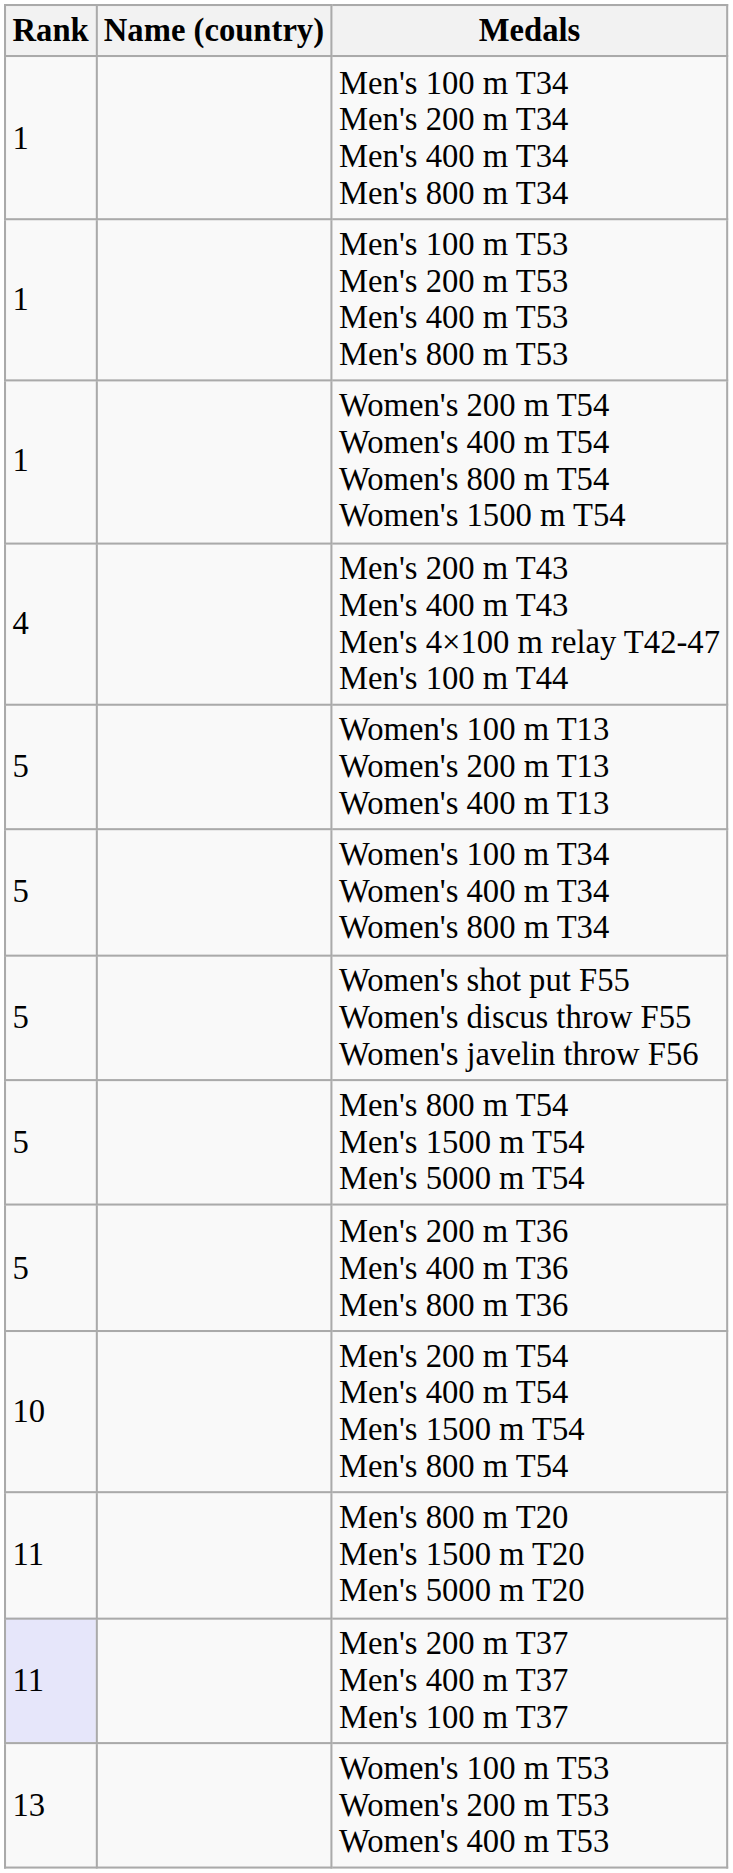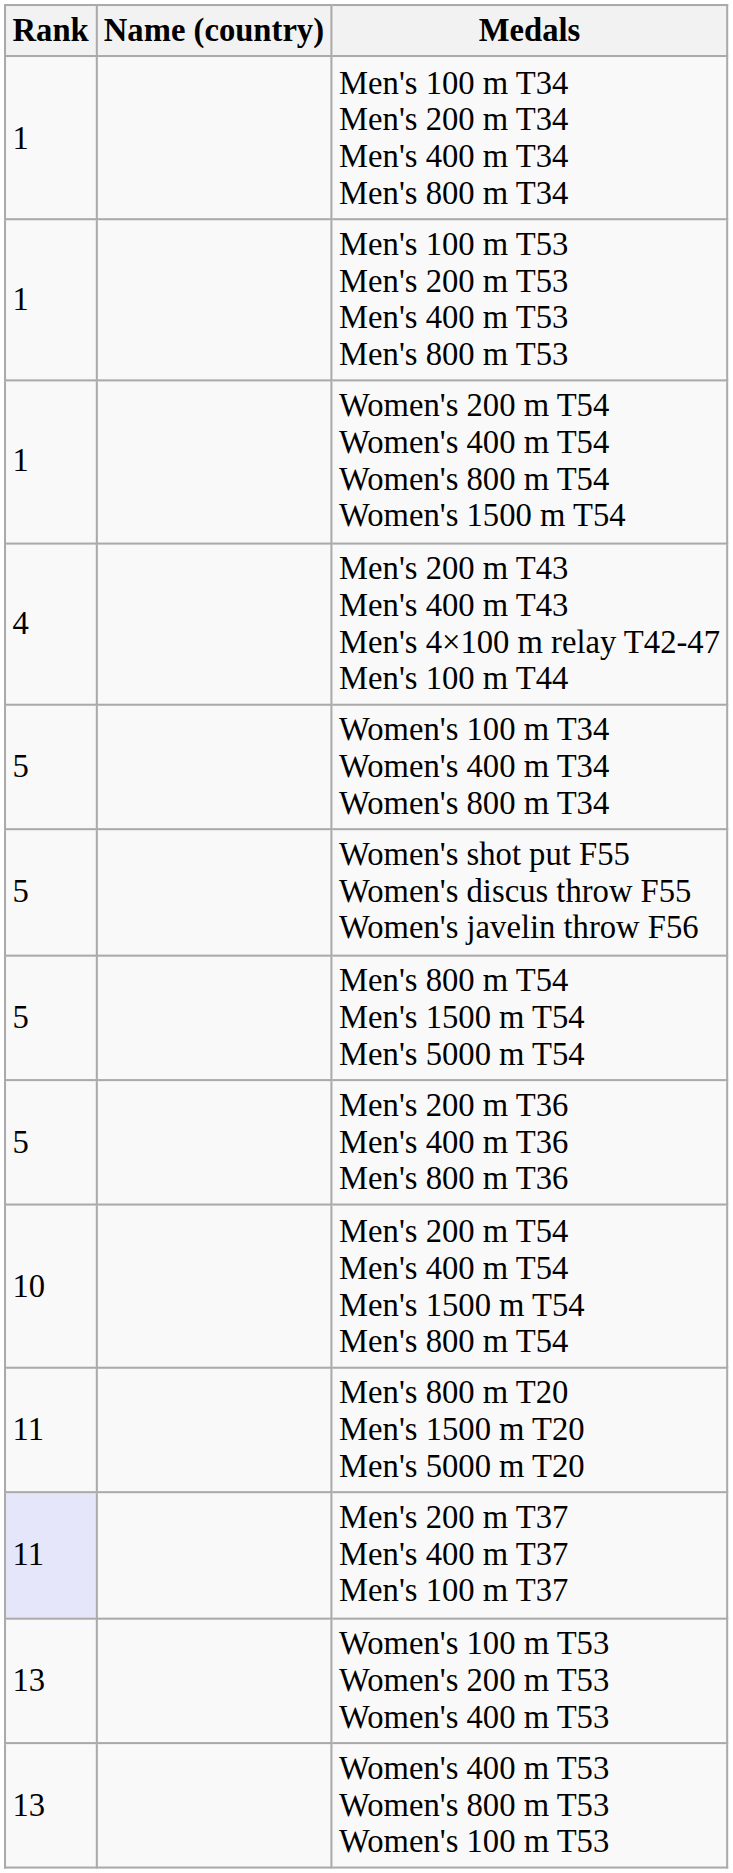- row: (474, 766)
+ row: (474, 1804)
